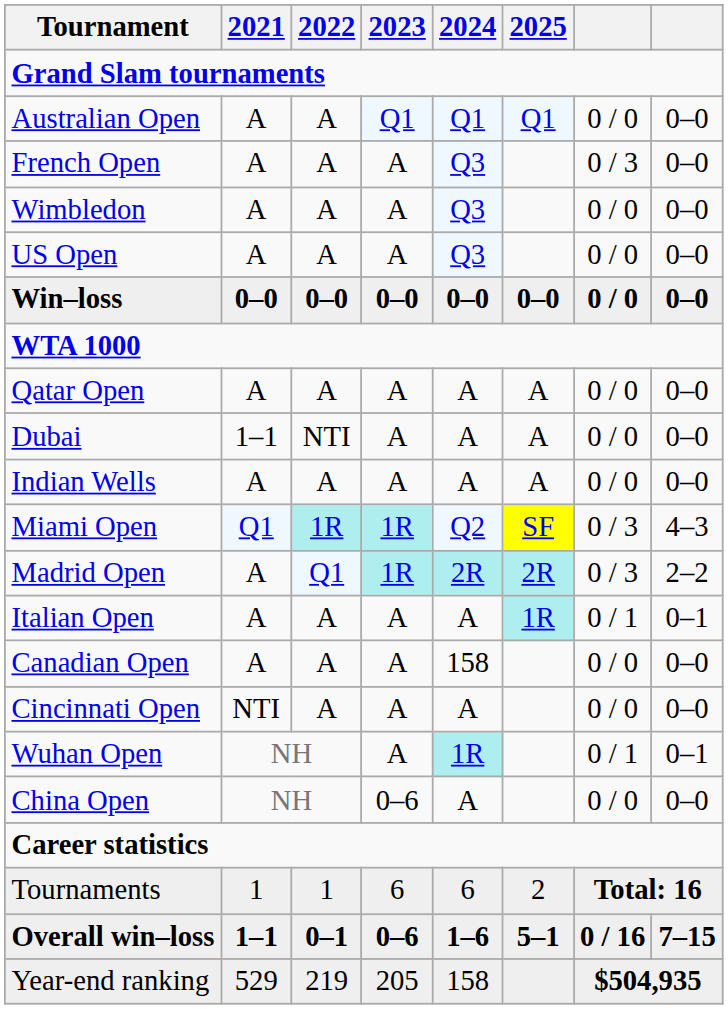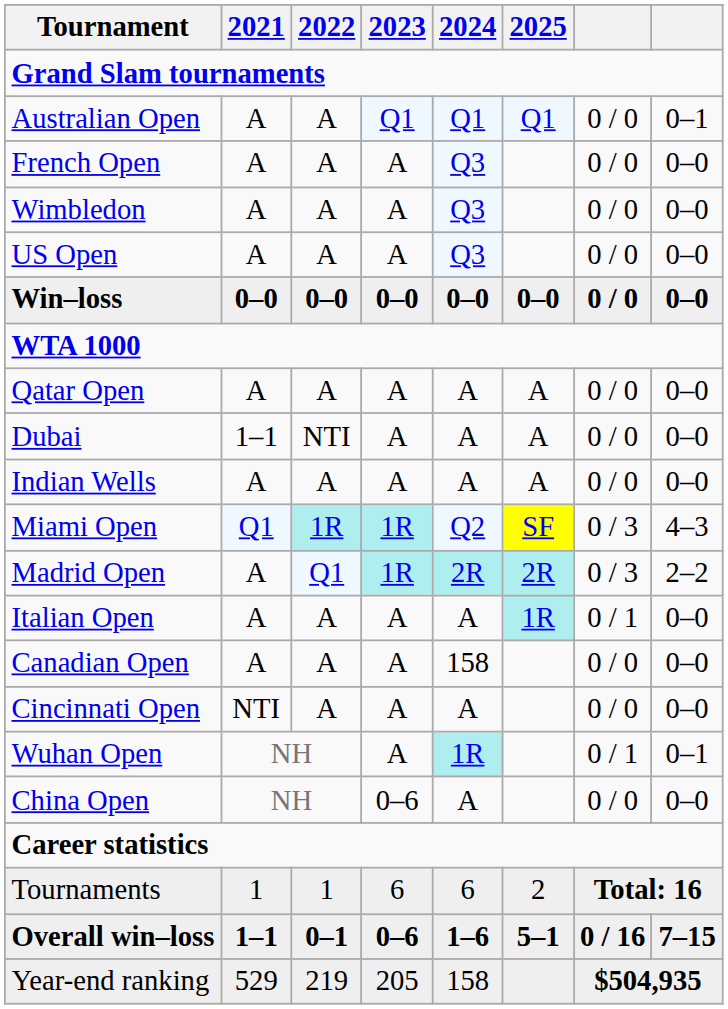(687, 118) 0–0 -> (687, 118) 0–1
(613, 163) 0 / 3 -> (613, 163) 0 / 0
(687, 617) 0–1 -> (687, 617) 0–0
